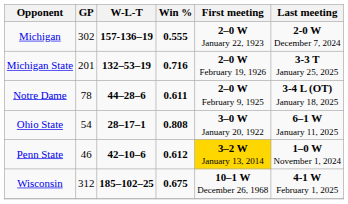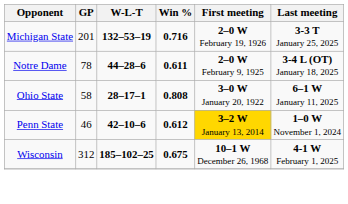- row: (40, 36)
(86, 124) 54 -> (86, 95) 58
